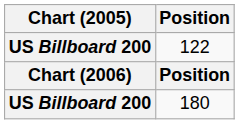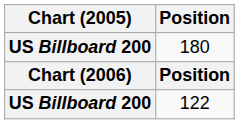rows swapped: (195, 47) <-> (195, 103)
